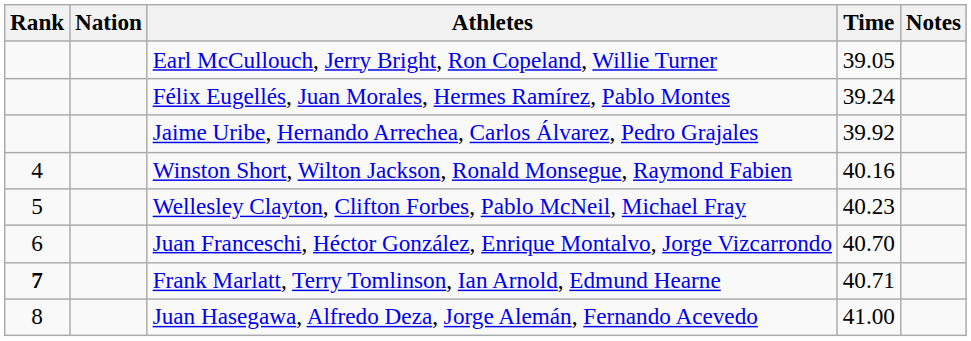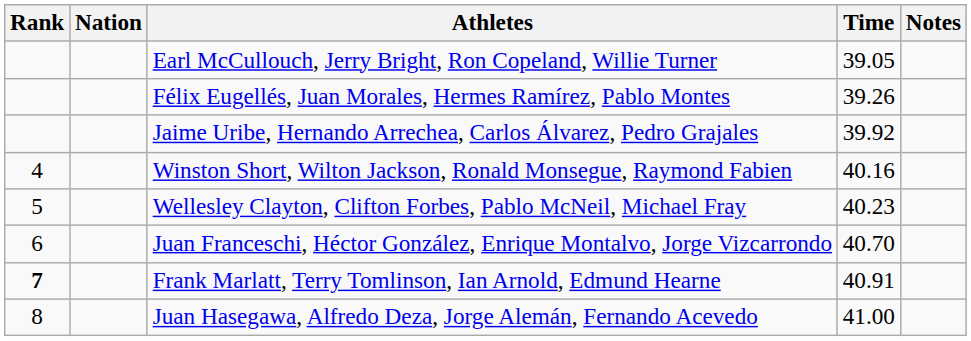(869, 96) 39.24 -> (869, 96) 39.26
(869, 280) 40.71 -> (869, 280) 40.91
